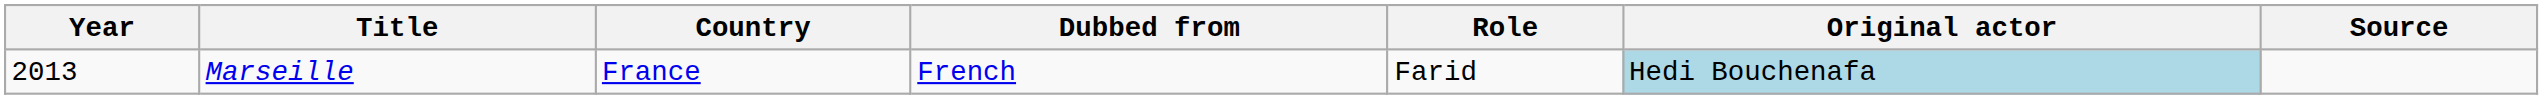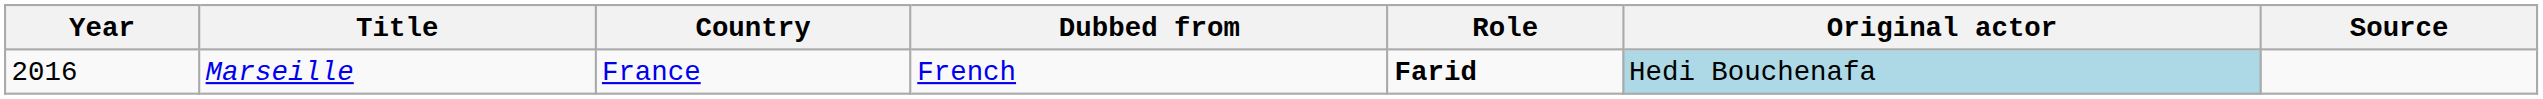(45, 72) 2013 -> (45, 72) 2016
(1436, 72) normal -> (1436, 72) bold
